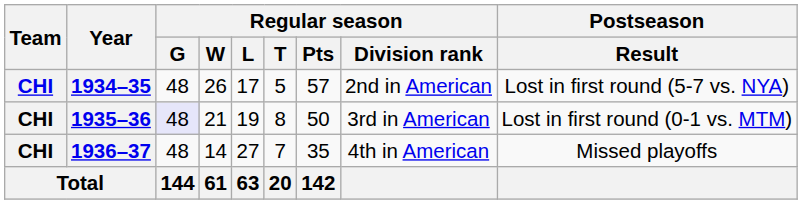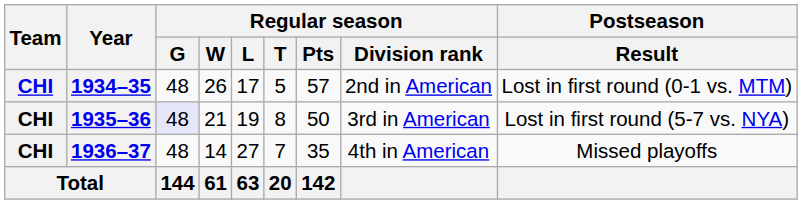(647, 86) Lost in first round (5-7 vs. NYA) -> (647, 86) Lost in first round (0-1 vs. MTM)
(647, 119) Lost in first round (0-1 vs. MTM) -> (647, 119) Lost in first round (5-7 vs. NYA)
